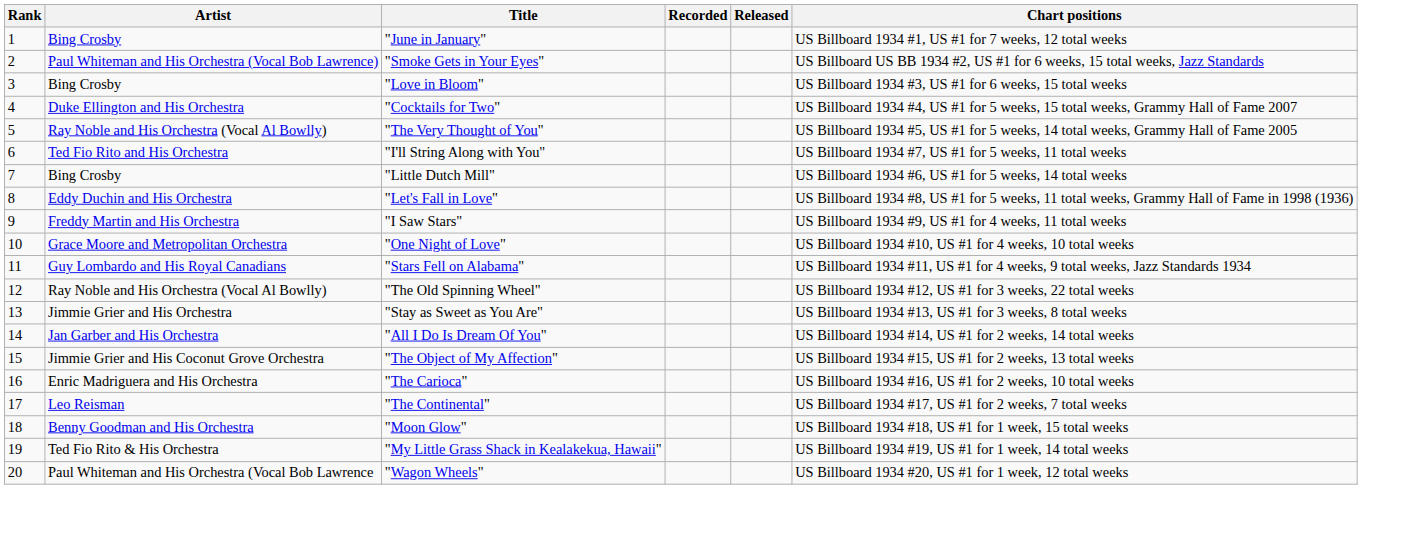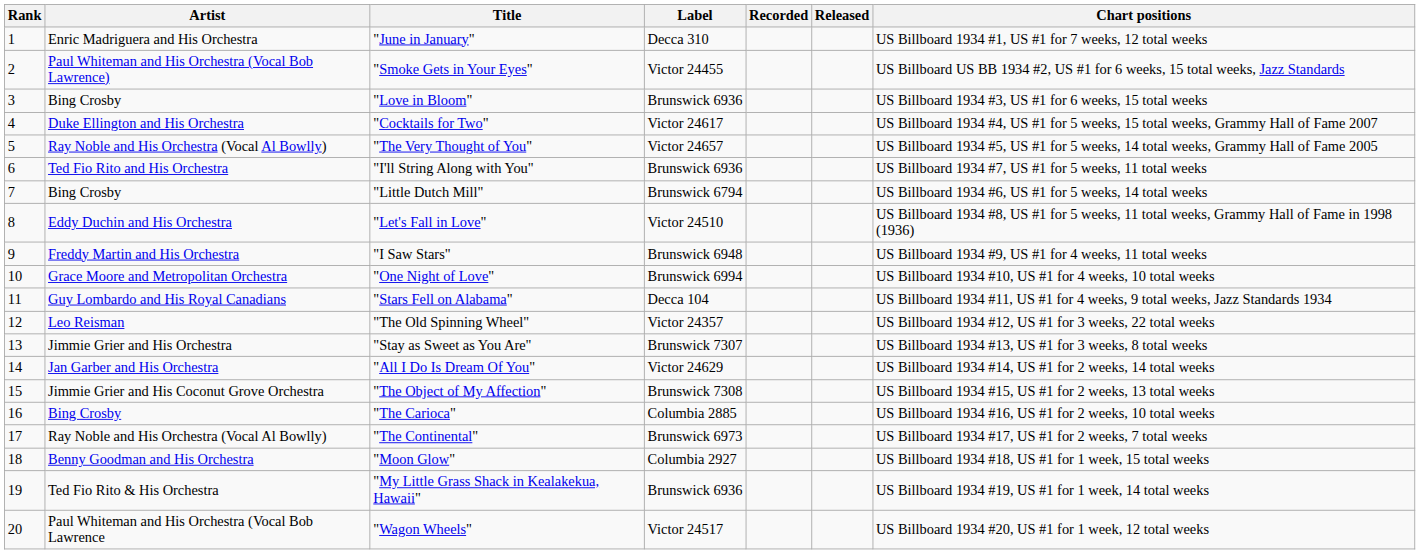+ column: (695, 15)
(85, 38) Bing Crosby -> (153, 38) Enric Madriguera and His Orchestra
(187, 289) Ray Noble and His Orchestra (Vocal Al Bowlly) -> (86, 322) Leo Reisman
(153, 381) Enric Madriguera and His Orchestra -> (85, 413) Bing Crosby
(86, 404) Leo Reisman -> (187, 436) Ray Noble and His Orchestra (Vocal Al Bowlly)
